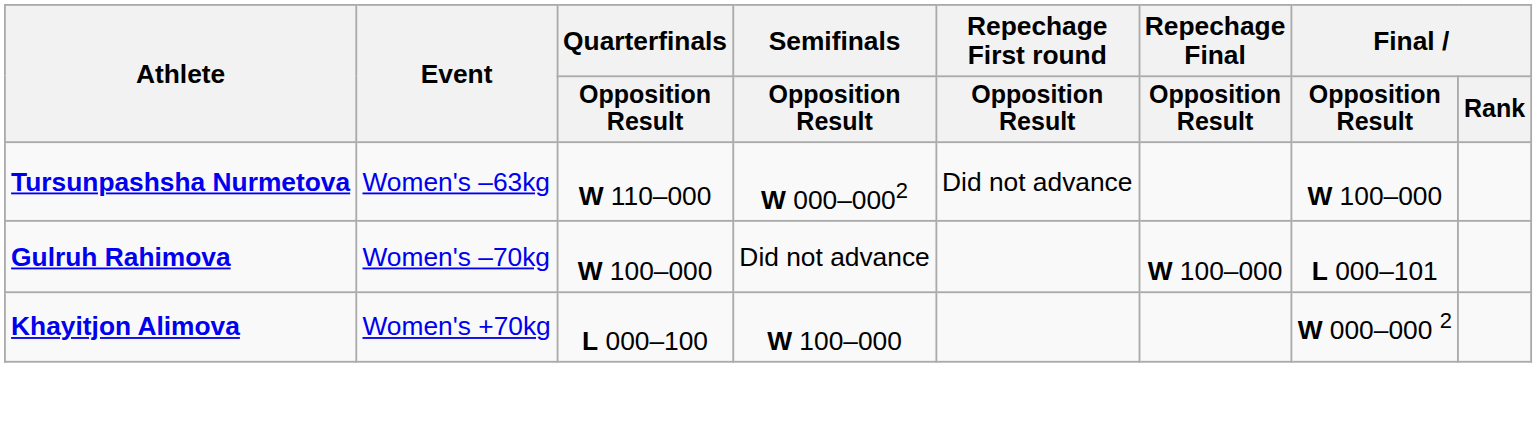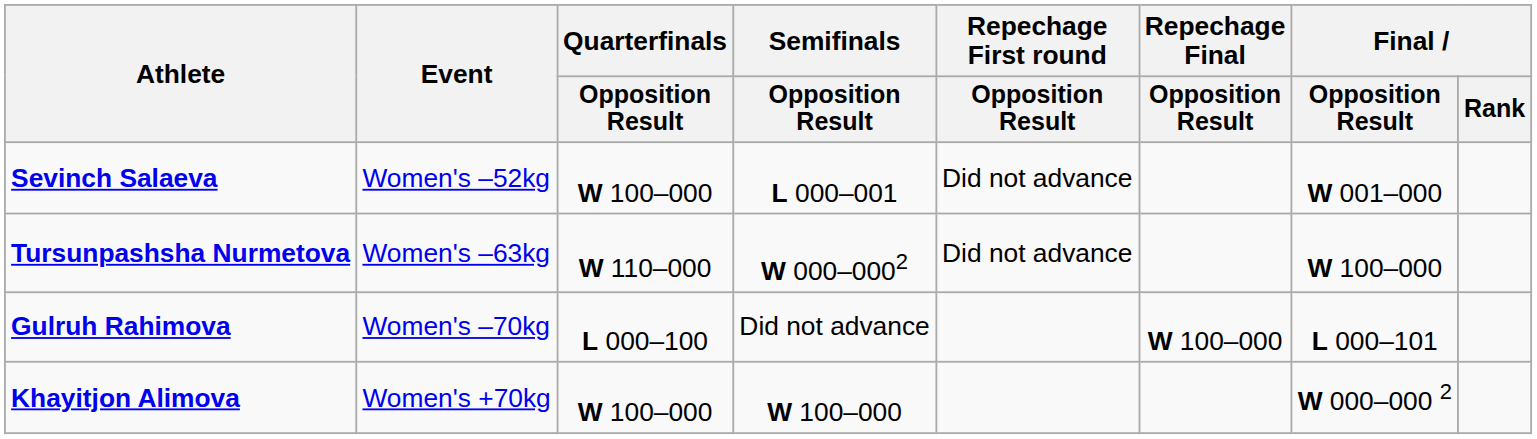+ row: (114, 178)
(645, 271) W 100–000 -> (645, 342) L 000–100
(645, 342) L 000–100 -> (645, 413) W 100–000
